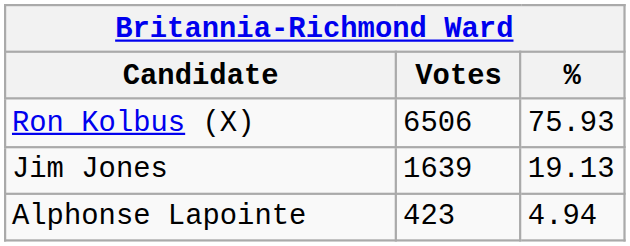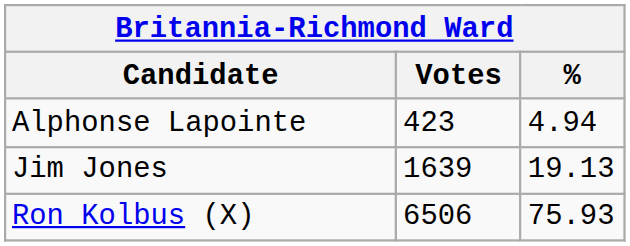rows swapped: (133, 123) <-> (159, 217)
